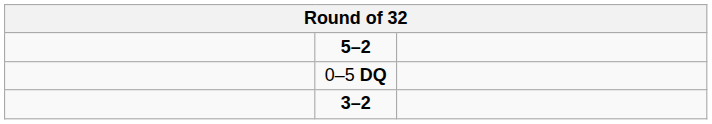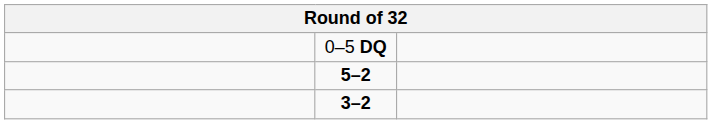rows swapped: (356, 75) <-> (356, 47)
